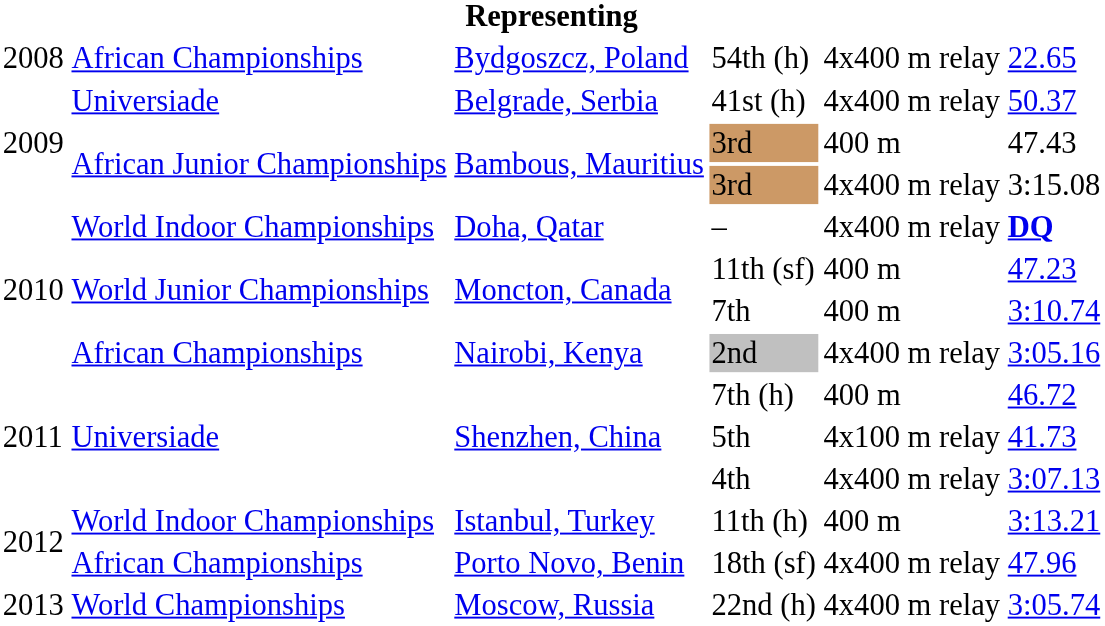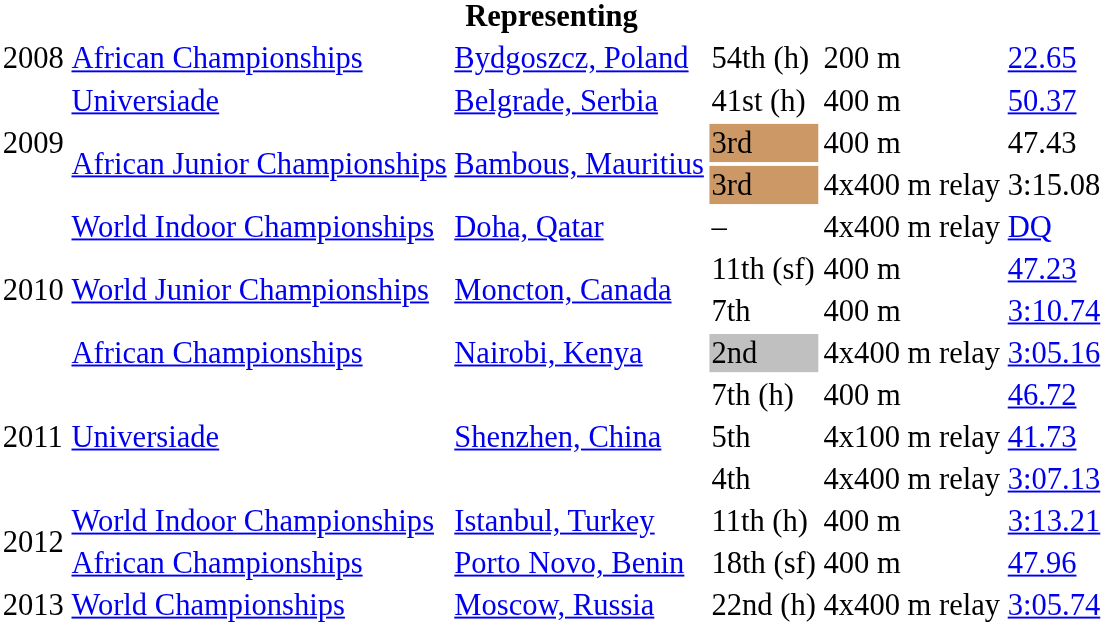(912, 58) 4x400 m relay -> (862, 58) 200 m
(912, 100) 4x400 m relay -> (862, 100) 400 m
(1031, 226) bold -> (1030, 226) normal
(912, 562) 4x400 m relay -> (862, 562) 400 m
